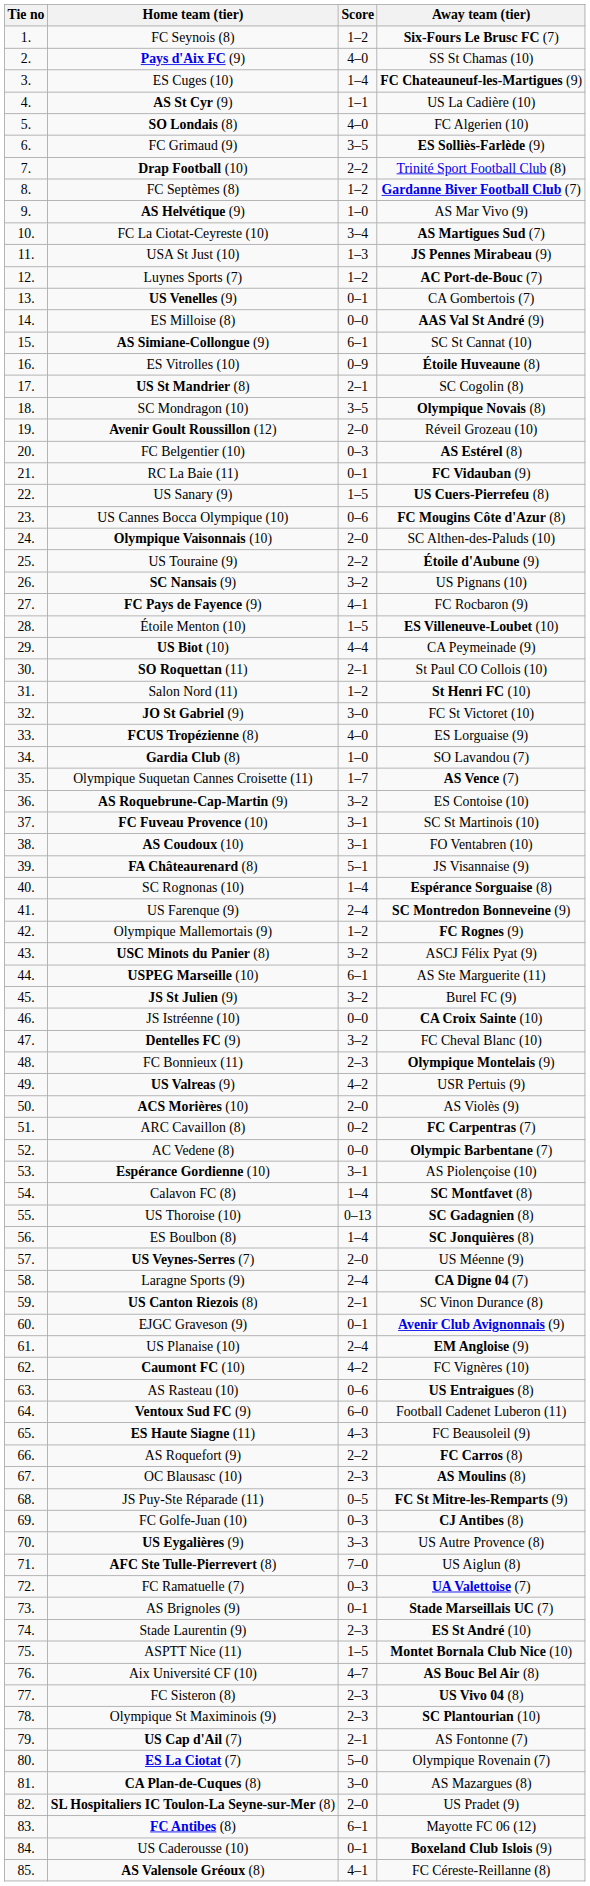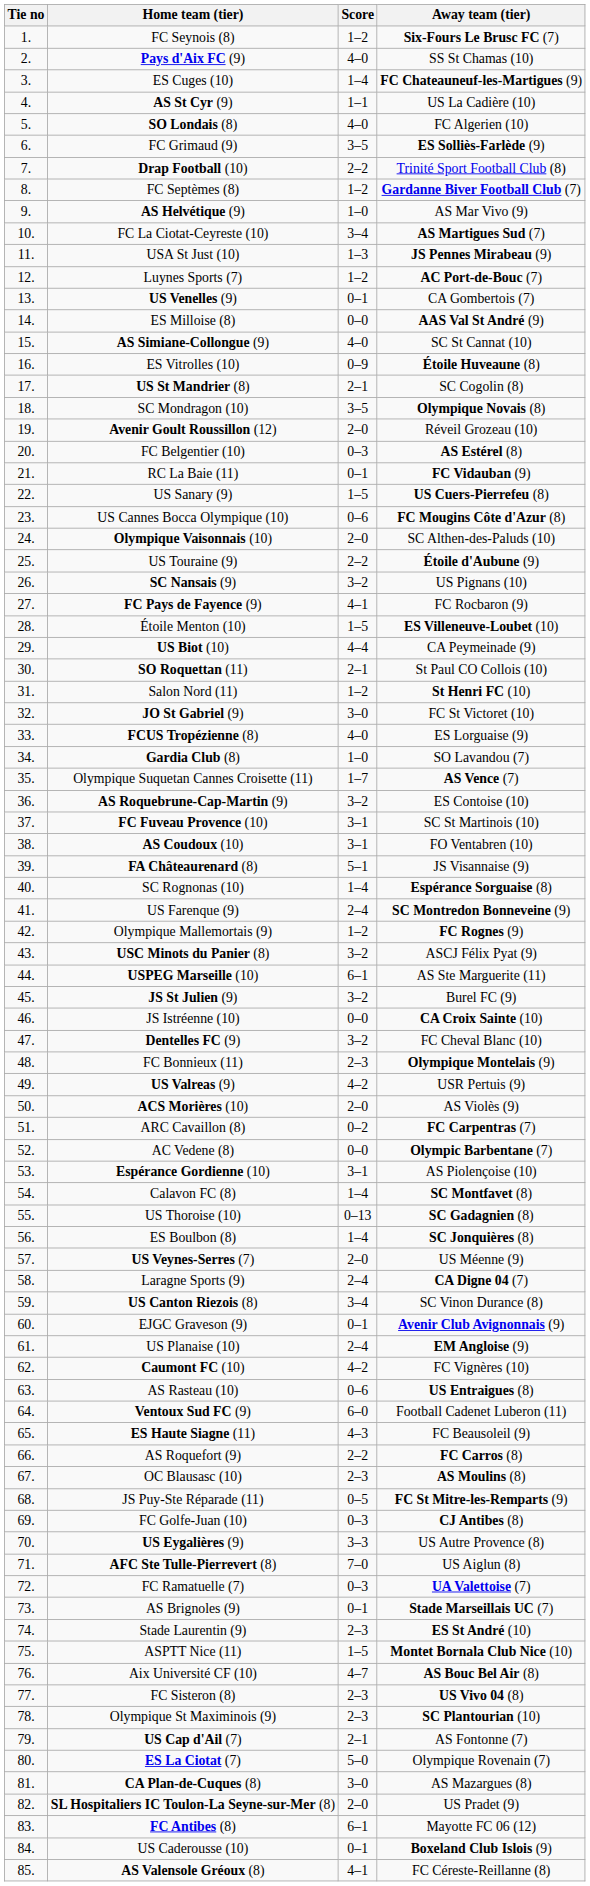(358, 342) 6–1 -> (358, 342) 4–0
(358, 1302) 2–1 -> (358, 1302) 3–4
